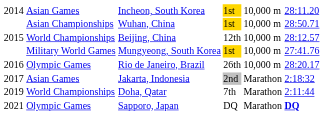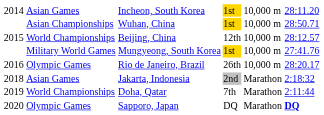(14, 78) 2017 -> (14, 78) 2018
(14, 106) 2021 -> (14, 106) 2020
